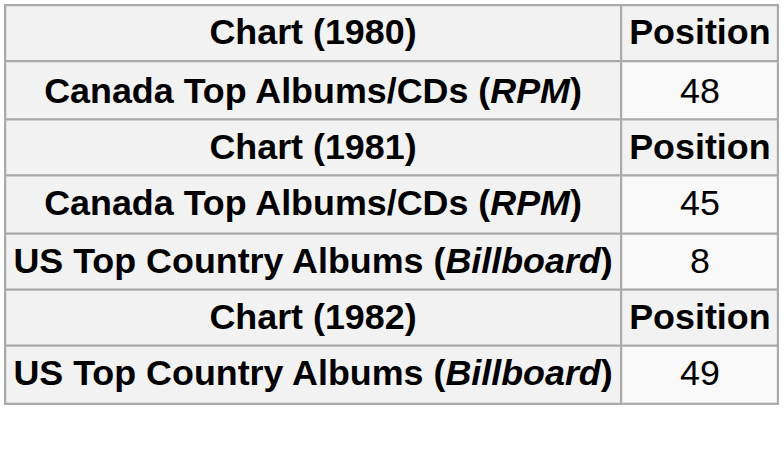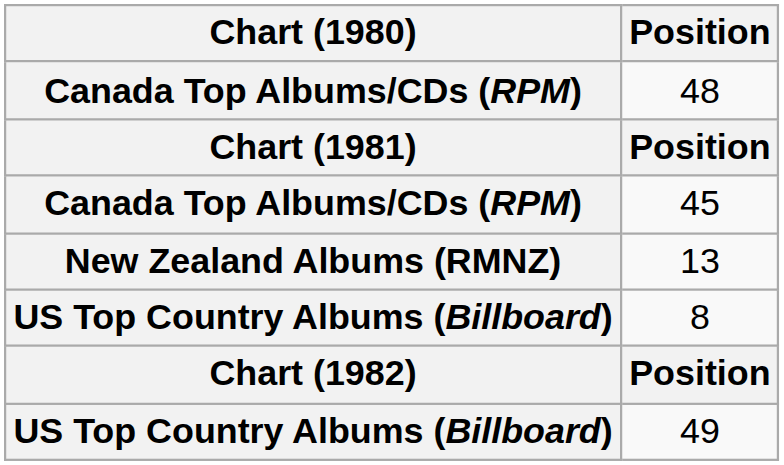+ row: (700, 260)
